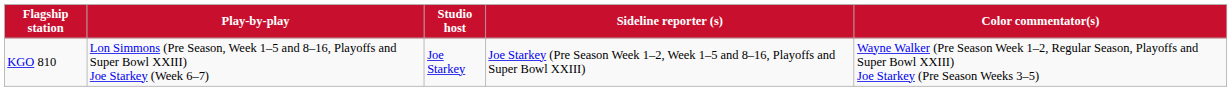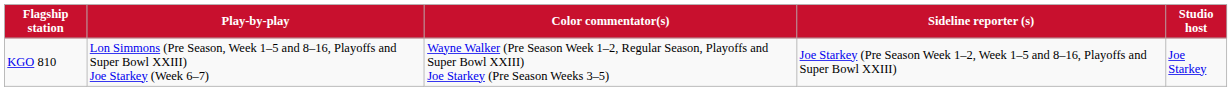columns swapped: (1040, 21) <-> (455, 21)
